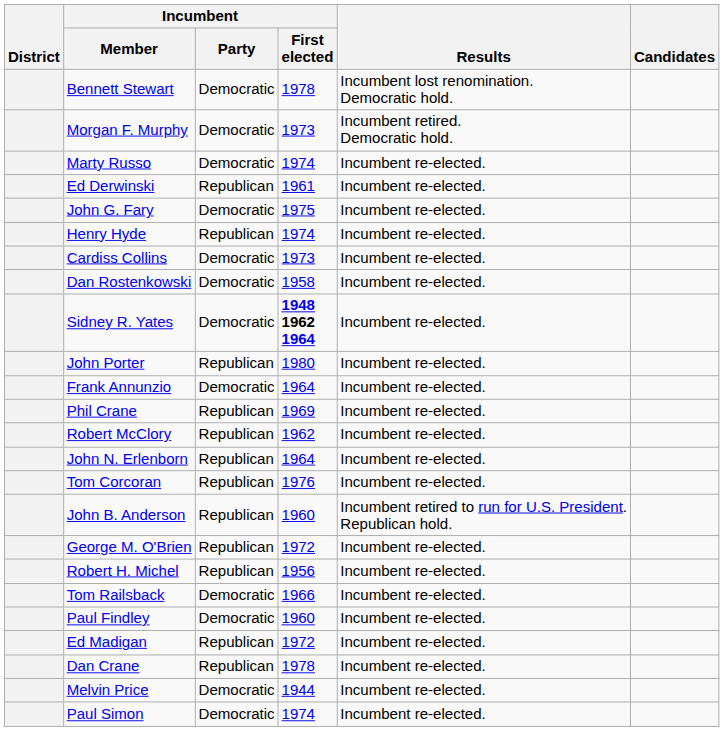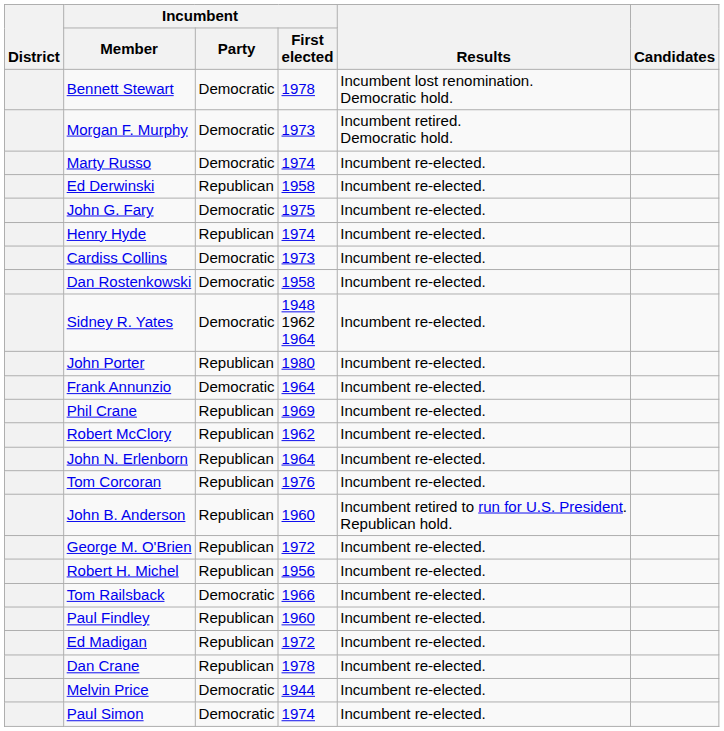(298, 186) 1961 -> (298, 186) 1958
(298, 322) bold -> (298, 322) normal
(237, 618) Democratic -> (236, 618) Republican
